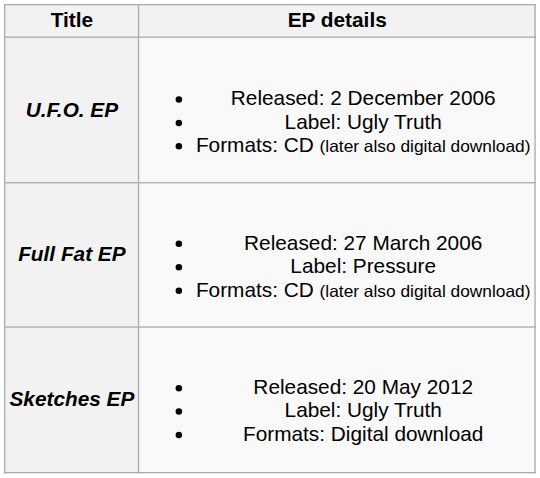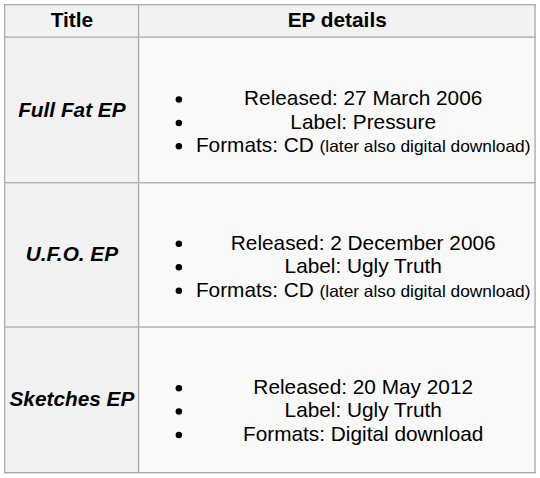rows swapped: (72, 254) <-> (72, 109)
